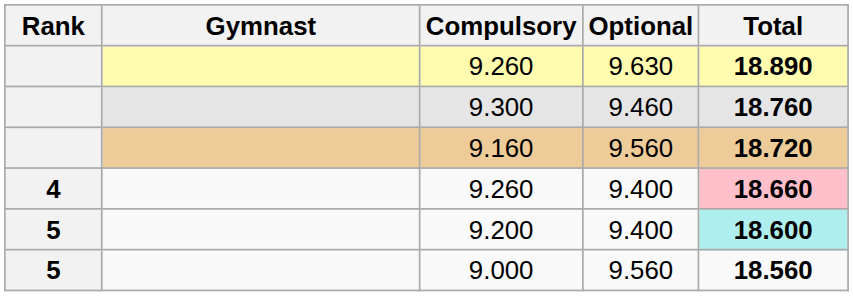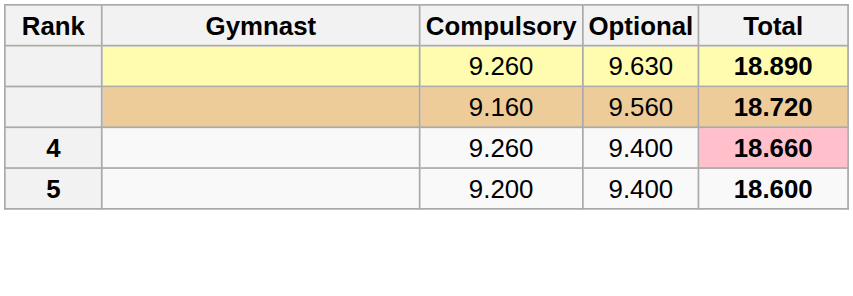- row: (501, 107)
(773, 230) paleturquoise background -> (773, 189) no background
- row: (501, 271)
